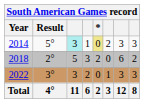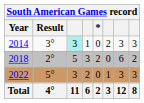(50, 43) 5° -> (50, 43) 3°
(98, 43) khaki background -> (98, 43) no background
(50, 75) 3° -> (50, 75) 5°
